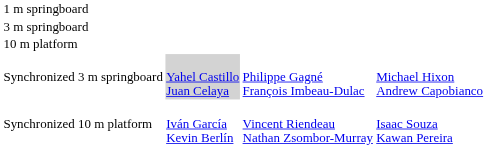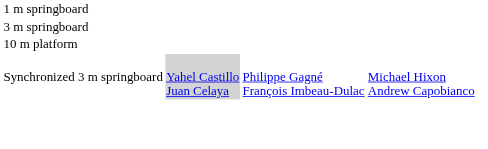- row: (78, 123)
